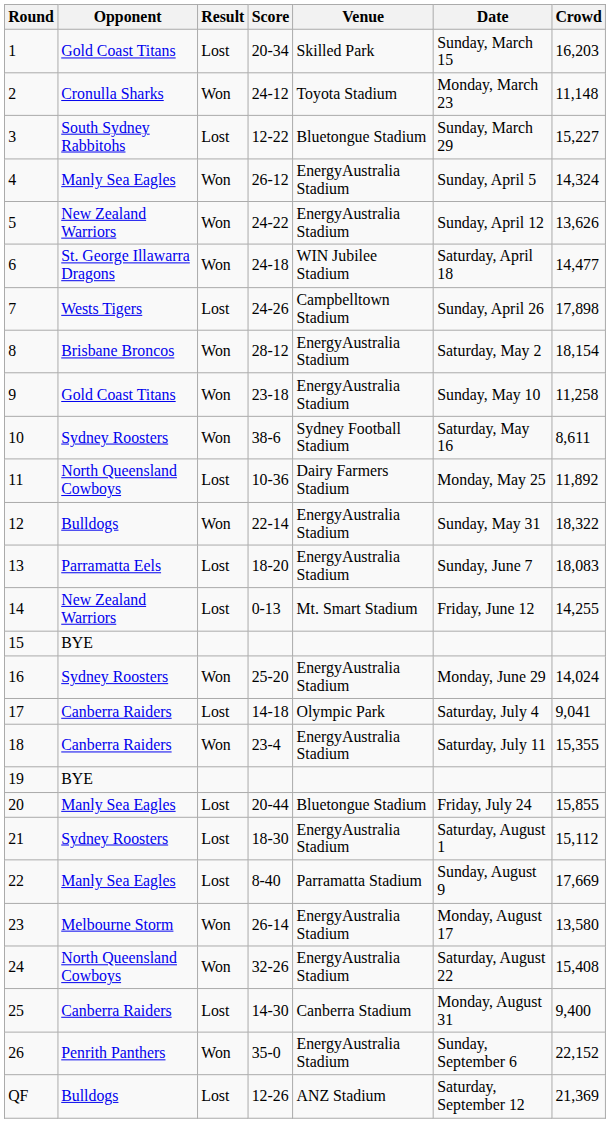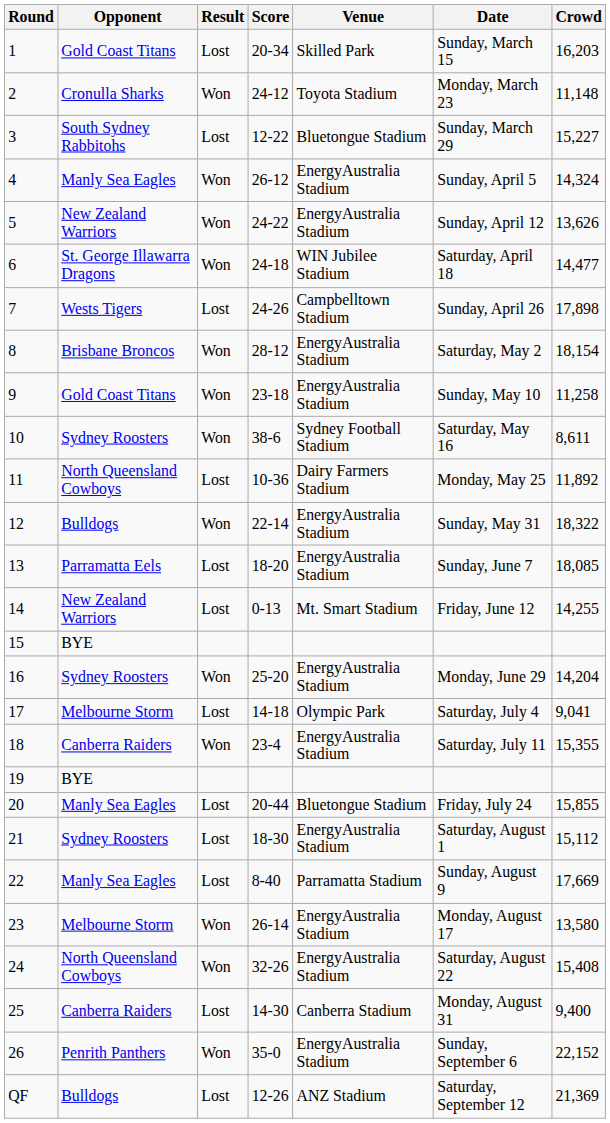(577, 566) 18,083 -> (577, 566) 18,085
(577, 677) 14,024 -> (577, 677) 14,204
(116, 711) Canberra Raiders -> (117, 711) Melbourne Storm
